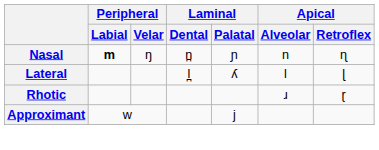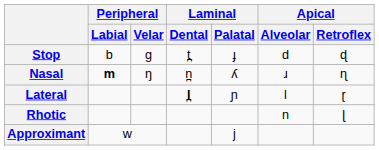+ row: (46, 54)
(234, 54) ɲ -> (234, 74) ʎ
(285, 54) n -> (285, 74) ɹ
(189, 74) normal -> (189, 94) bold
(234, 74) ʎ -> (234, 94) ɲ
(344, 74) ɭ -> (344, 94) ɽ
(285, 94) ɹ -> (285, 114) n
(344, 94) ɽ -> (344, 114) ɭ
